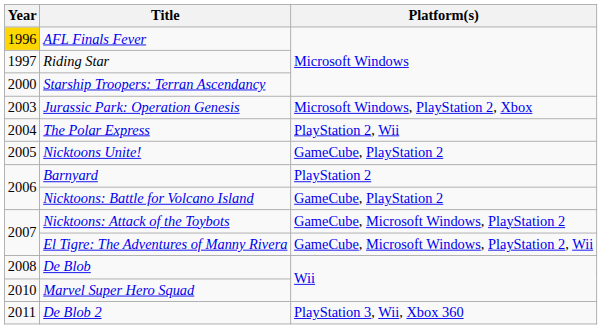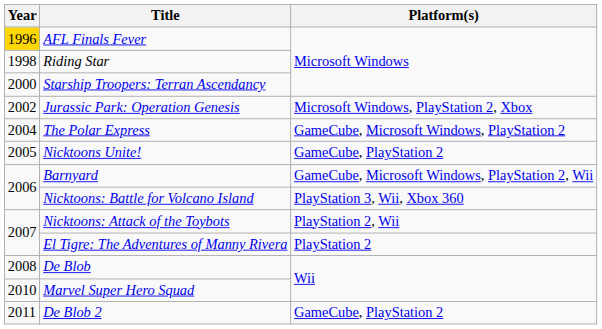(22, 61) 1997 -> (22, 61) 1998
(22, 107) 2003 -> (22, 107) 2002
(347, 130) PlayStation 2, Wii -> (430, 130) GameCube, Microsoft Windows, PlayStation 2
(333, 175) PlayStation 2 -> (444, 175) GameCube, Microsoft Windows, PlayStation 2, Wii
(369, 198) GameCube, PlayStation 2 -> (379, 198) PlayStation 3, Wii, Xbox 360
(430, 221) GameCube, Microsoft Windows, PlayStation 2 -> (347, 221) PlayStation 2, Wii
(444, 244) GameCube, Microsoft Windows, PlayStation 2, Wii -> (333, 244) PlayStation 2
(379, 312) PlayStation 3, Wii, Xbox 360 -> (369, 312) GameCube, PlayStation 2
